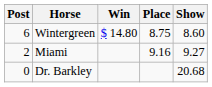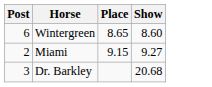- column: (119, 14)
(160, 33) 8.75 -> (118, 33) 8.65
(160, 52) 9.16 -> (118, 52) 9.15
(26, 71) 0 -> (26, 71) 3
